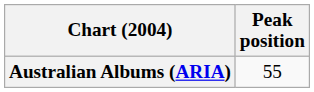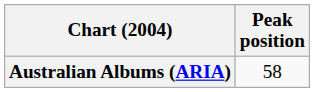(272, 71) 55 -> (272, 71) 58
